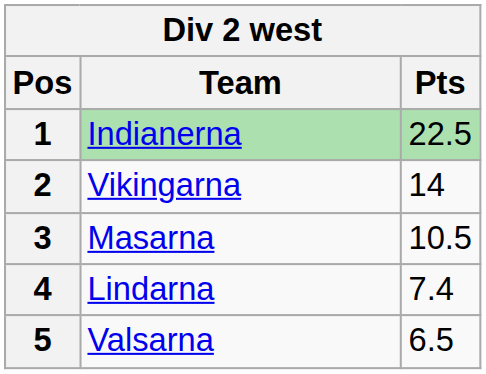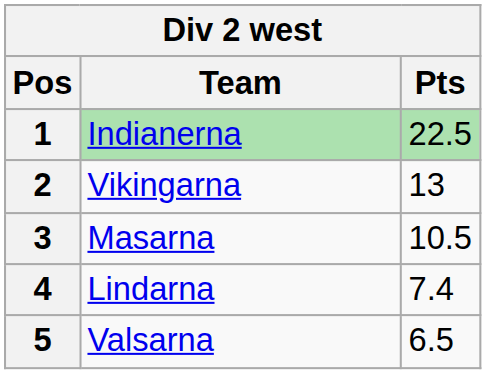(427, 185) 14 -> (427, 185) 13
